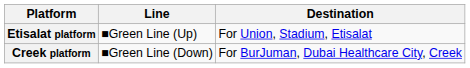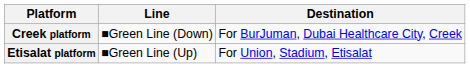rows swapped: (51, 33) <-> (51, 53)
